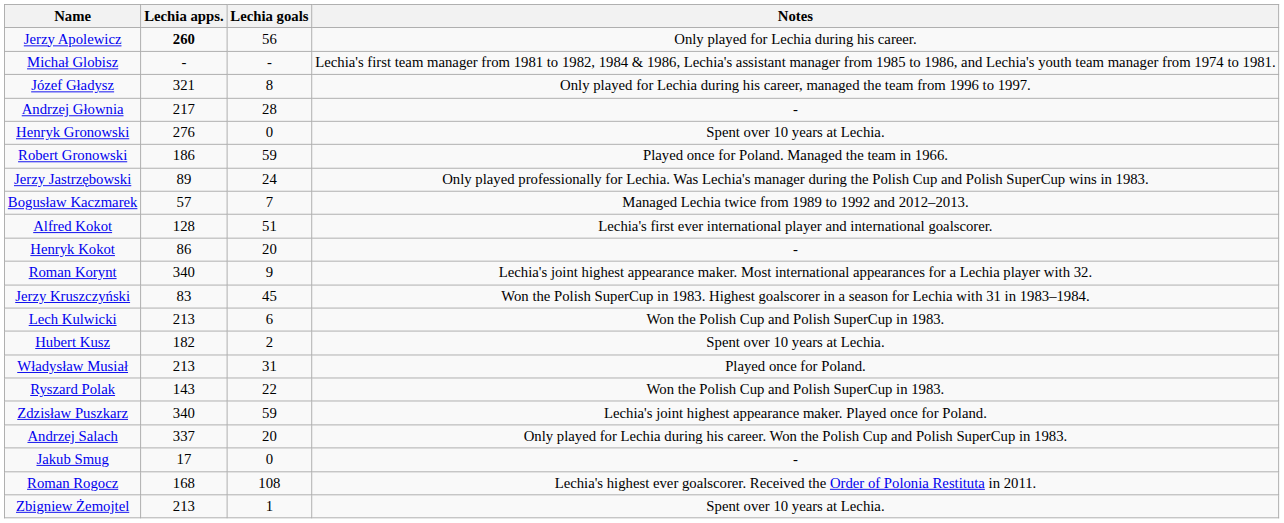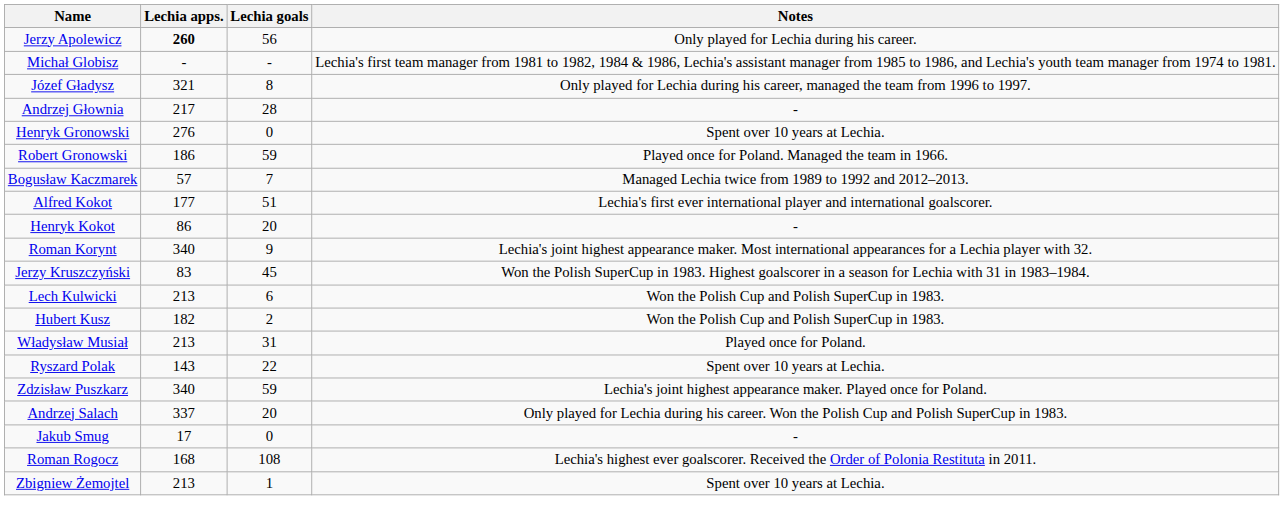- row: (73, 179)
(184, 226) 128 -> (184, 202) 177
(795, 343) Spent over 10 years at Lechia. -> (795, 319) Won the Polish Cup and Polish SuperCup in 1983.
(795, 389) Won the Polish Cup and Polish SuperCup in 1983. -> (795, 366) Spent over 10 years at Lechia.
